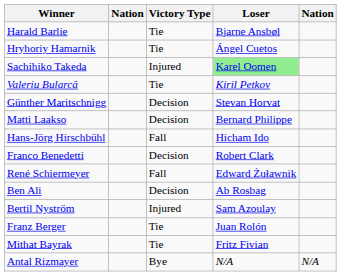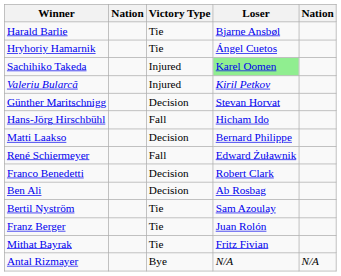(156, 84) Tie -> (165, 84) Injured
rows swapped: (56, 137) <-> (37, 119)
rows swapped: (45, 155) <-> (48, 173)
(165, 208) Injured -> (156, 208) Tie
